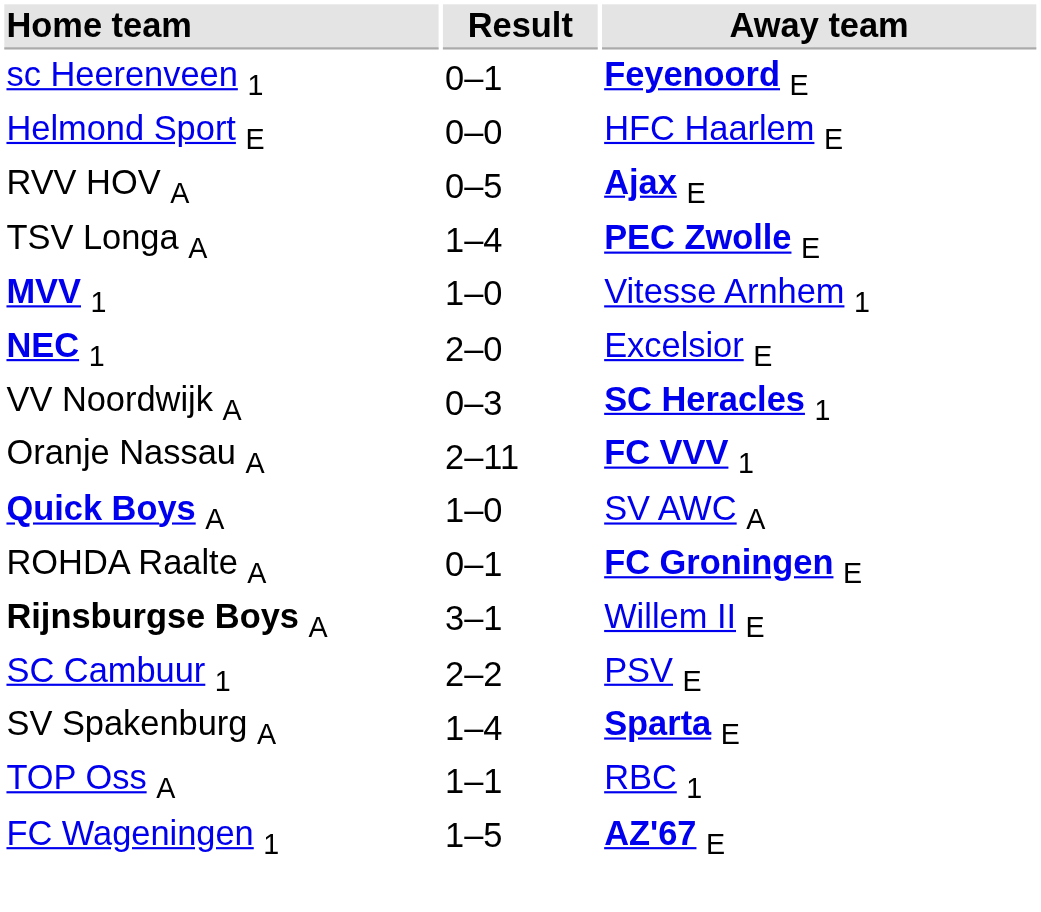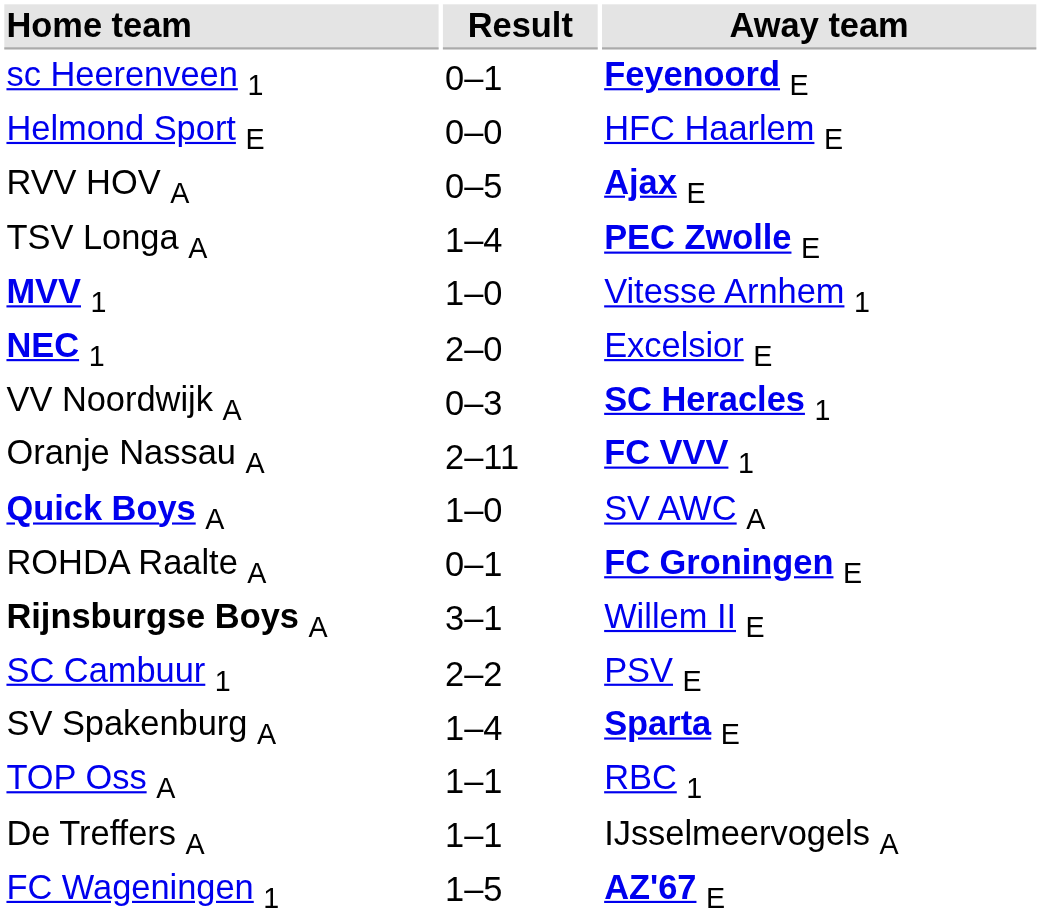+ row: (106, 837)
